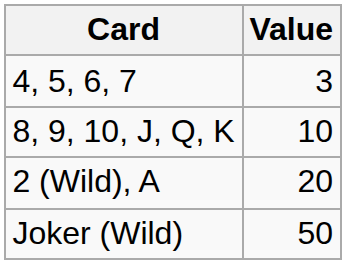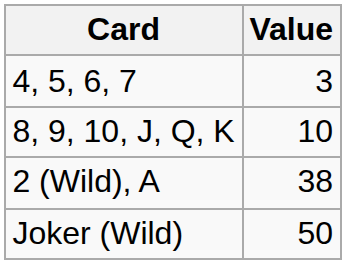(315, 182) 20 -> (315, 182) 38
